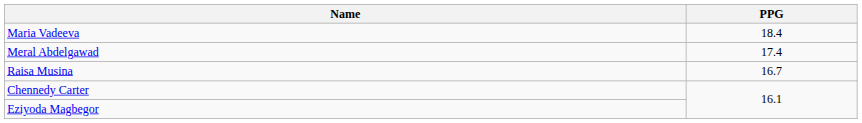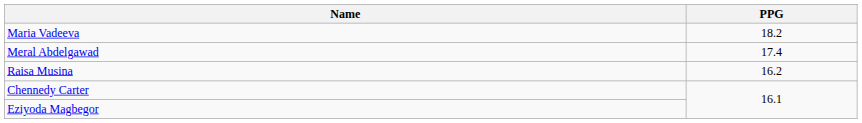(772, 33) 18.4 -> (772, 33) 18.2
(772, 71) 16.7 -> (772, 71) 16.2
